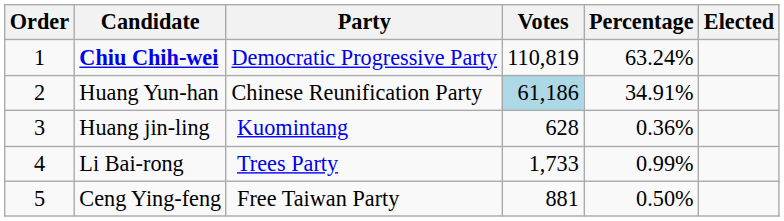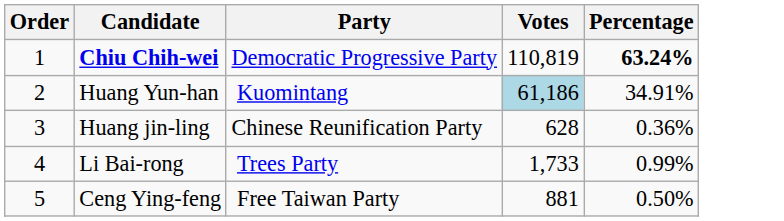- column: (739, 22)
(659, 57) normal -> (657, 57) bold
(357, 92) Chinese Reunification Party -> (290, 92) Kuomintang
(290, 127) Kuomintang -> (357, 127) Chinese Reunification Party
